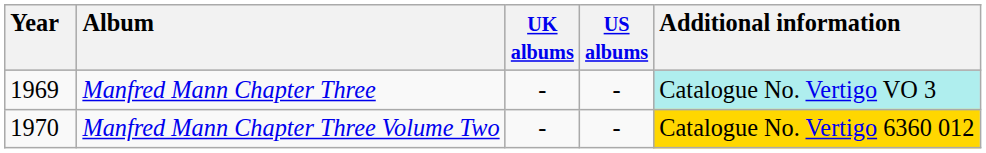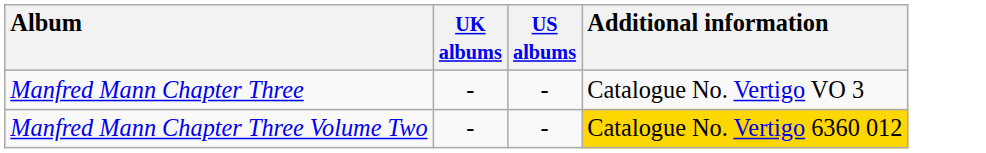- column: (35, 23)
(798, 89) paleturquoise background -> (726, 89) no background
